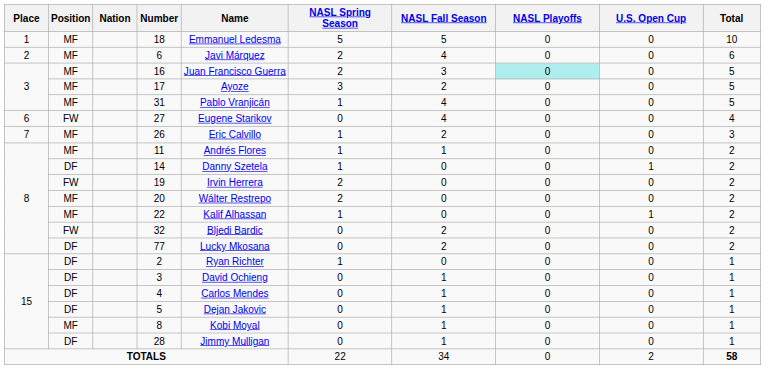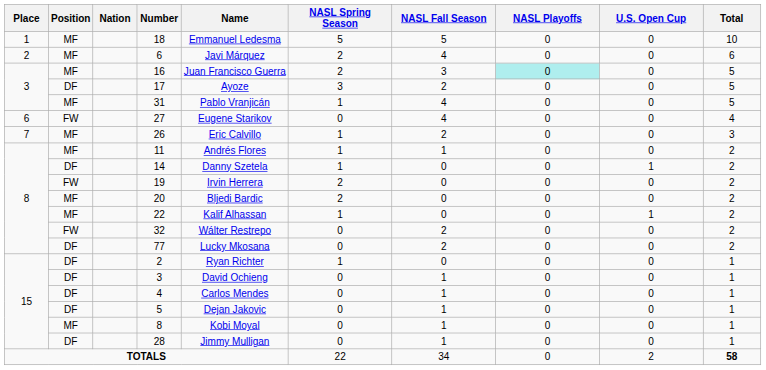(71, 87) MF -> (71, 87) DF
(235, 198) Wálter Restrepo -> (235, 198) Bljedi Bardic
(235, 230) Bljedi Bardic -> (235, 230) Wálter Restrepo
